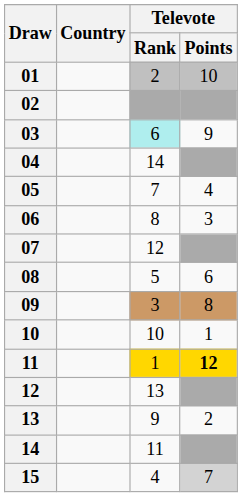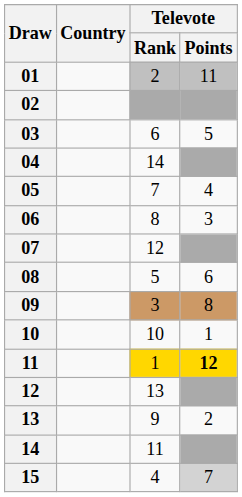(209, 76) 10 -> (209, 76) 11
(155, 133) paleturquoise background -> (155, 133) no background
(209, 133) 9 -> (209, 133) 5
